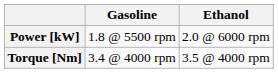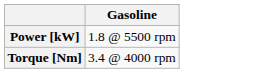- column: (226, 15)
